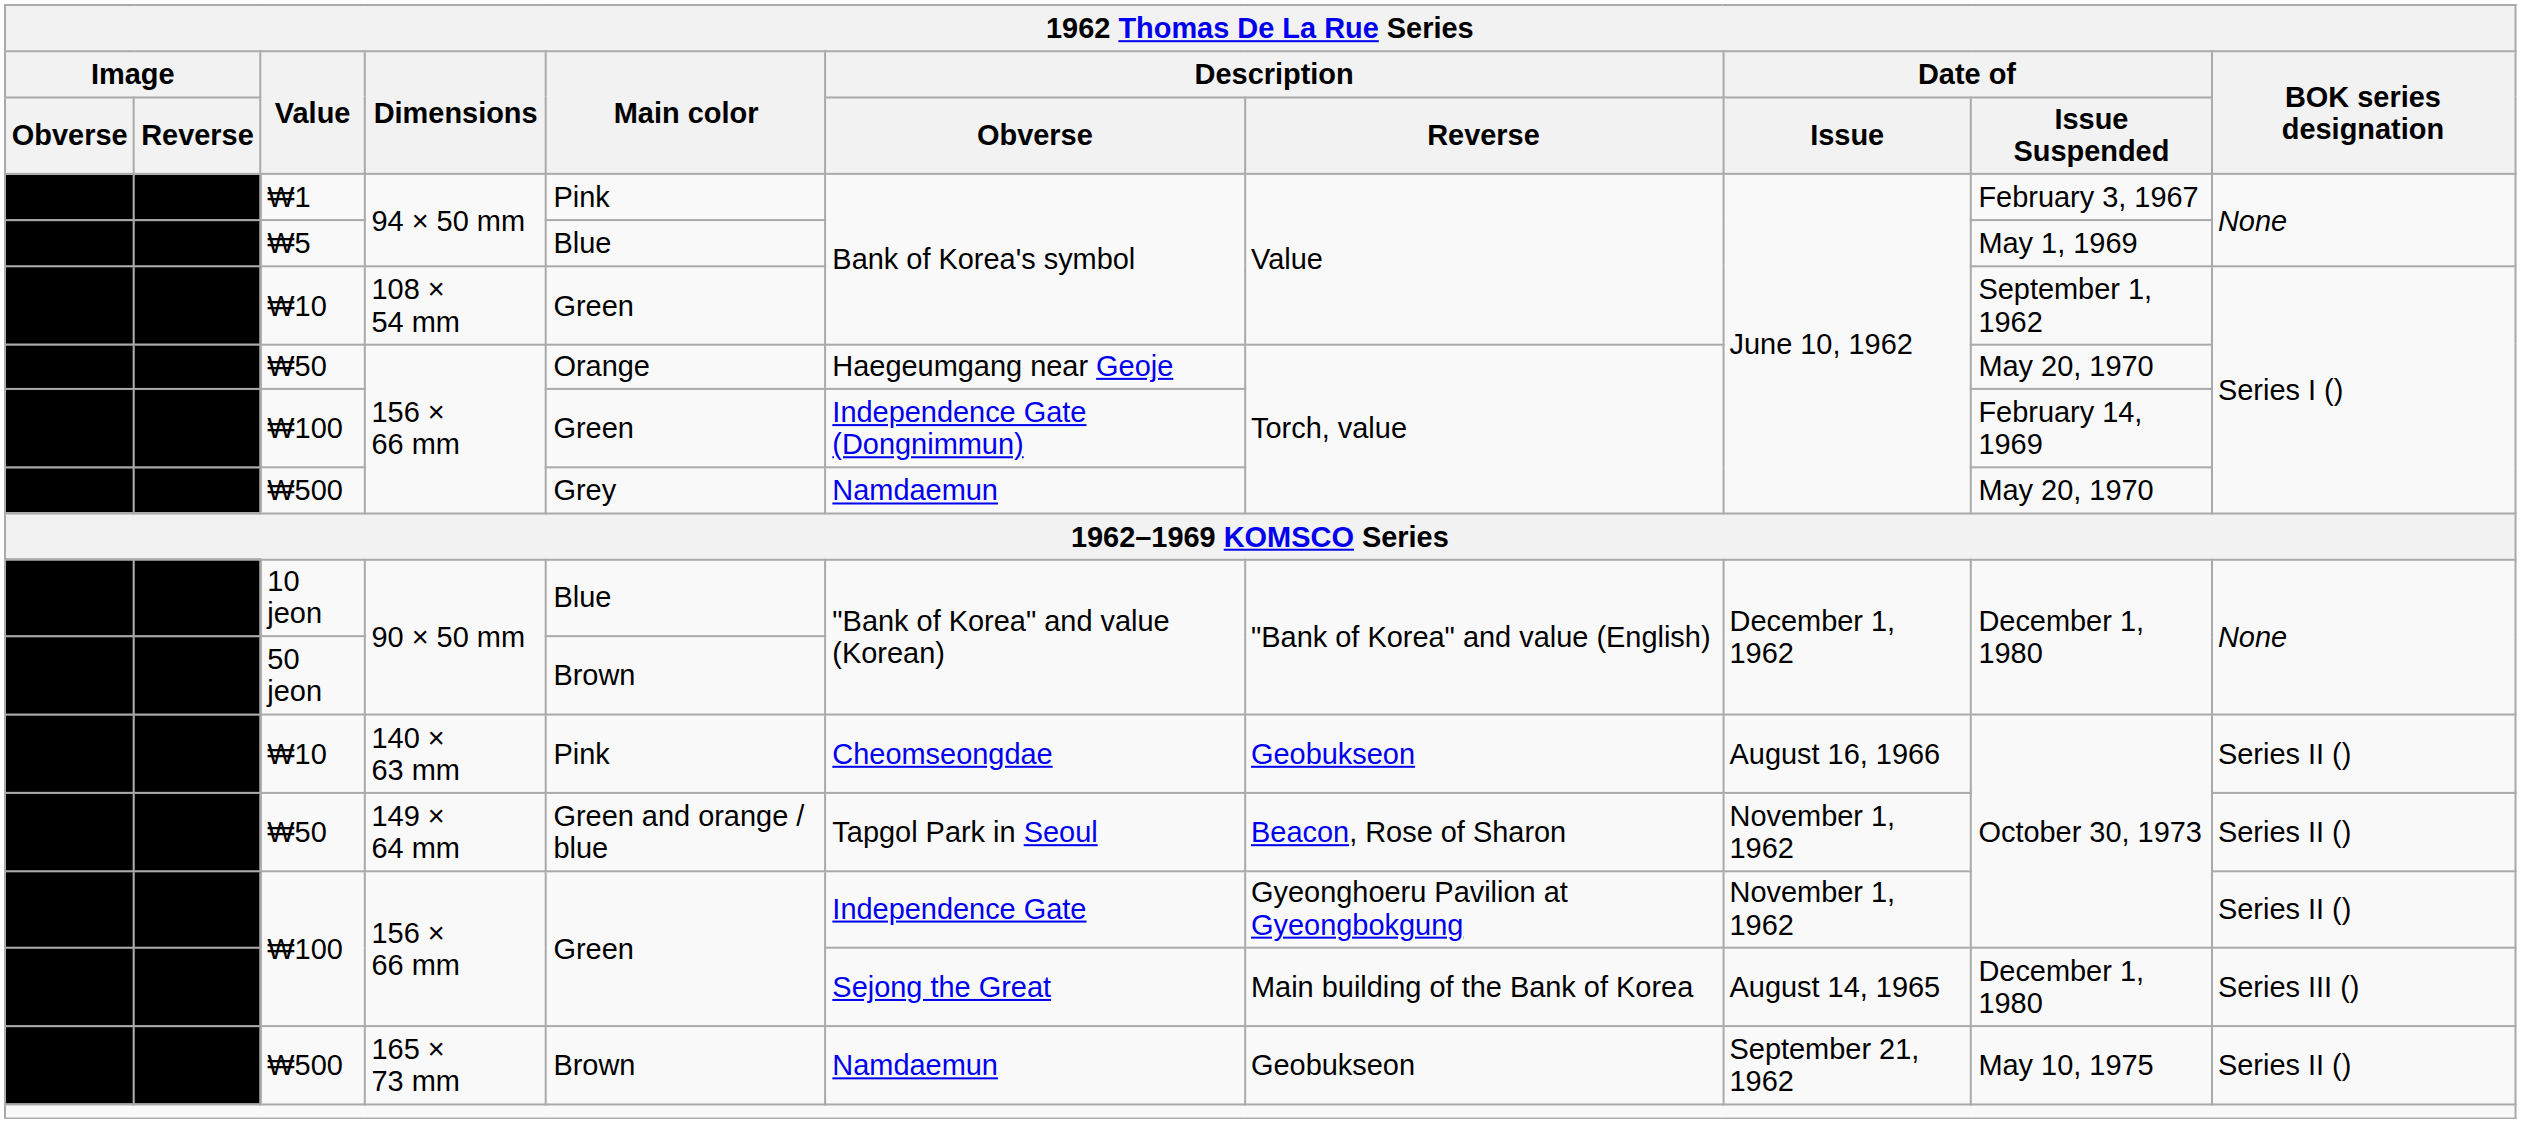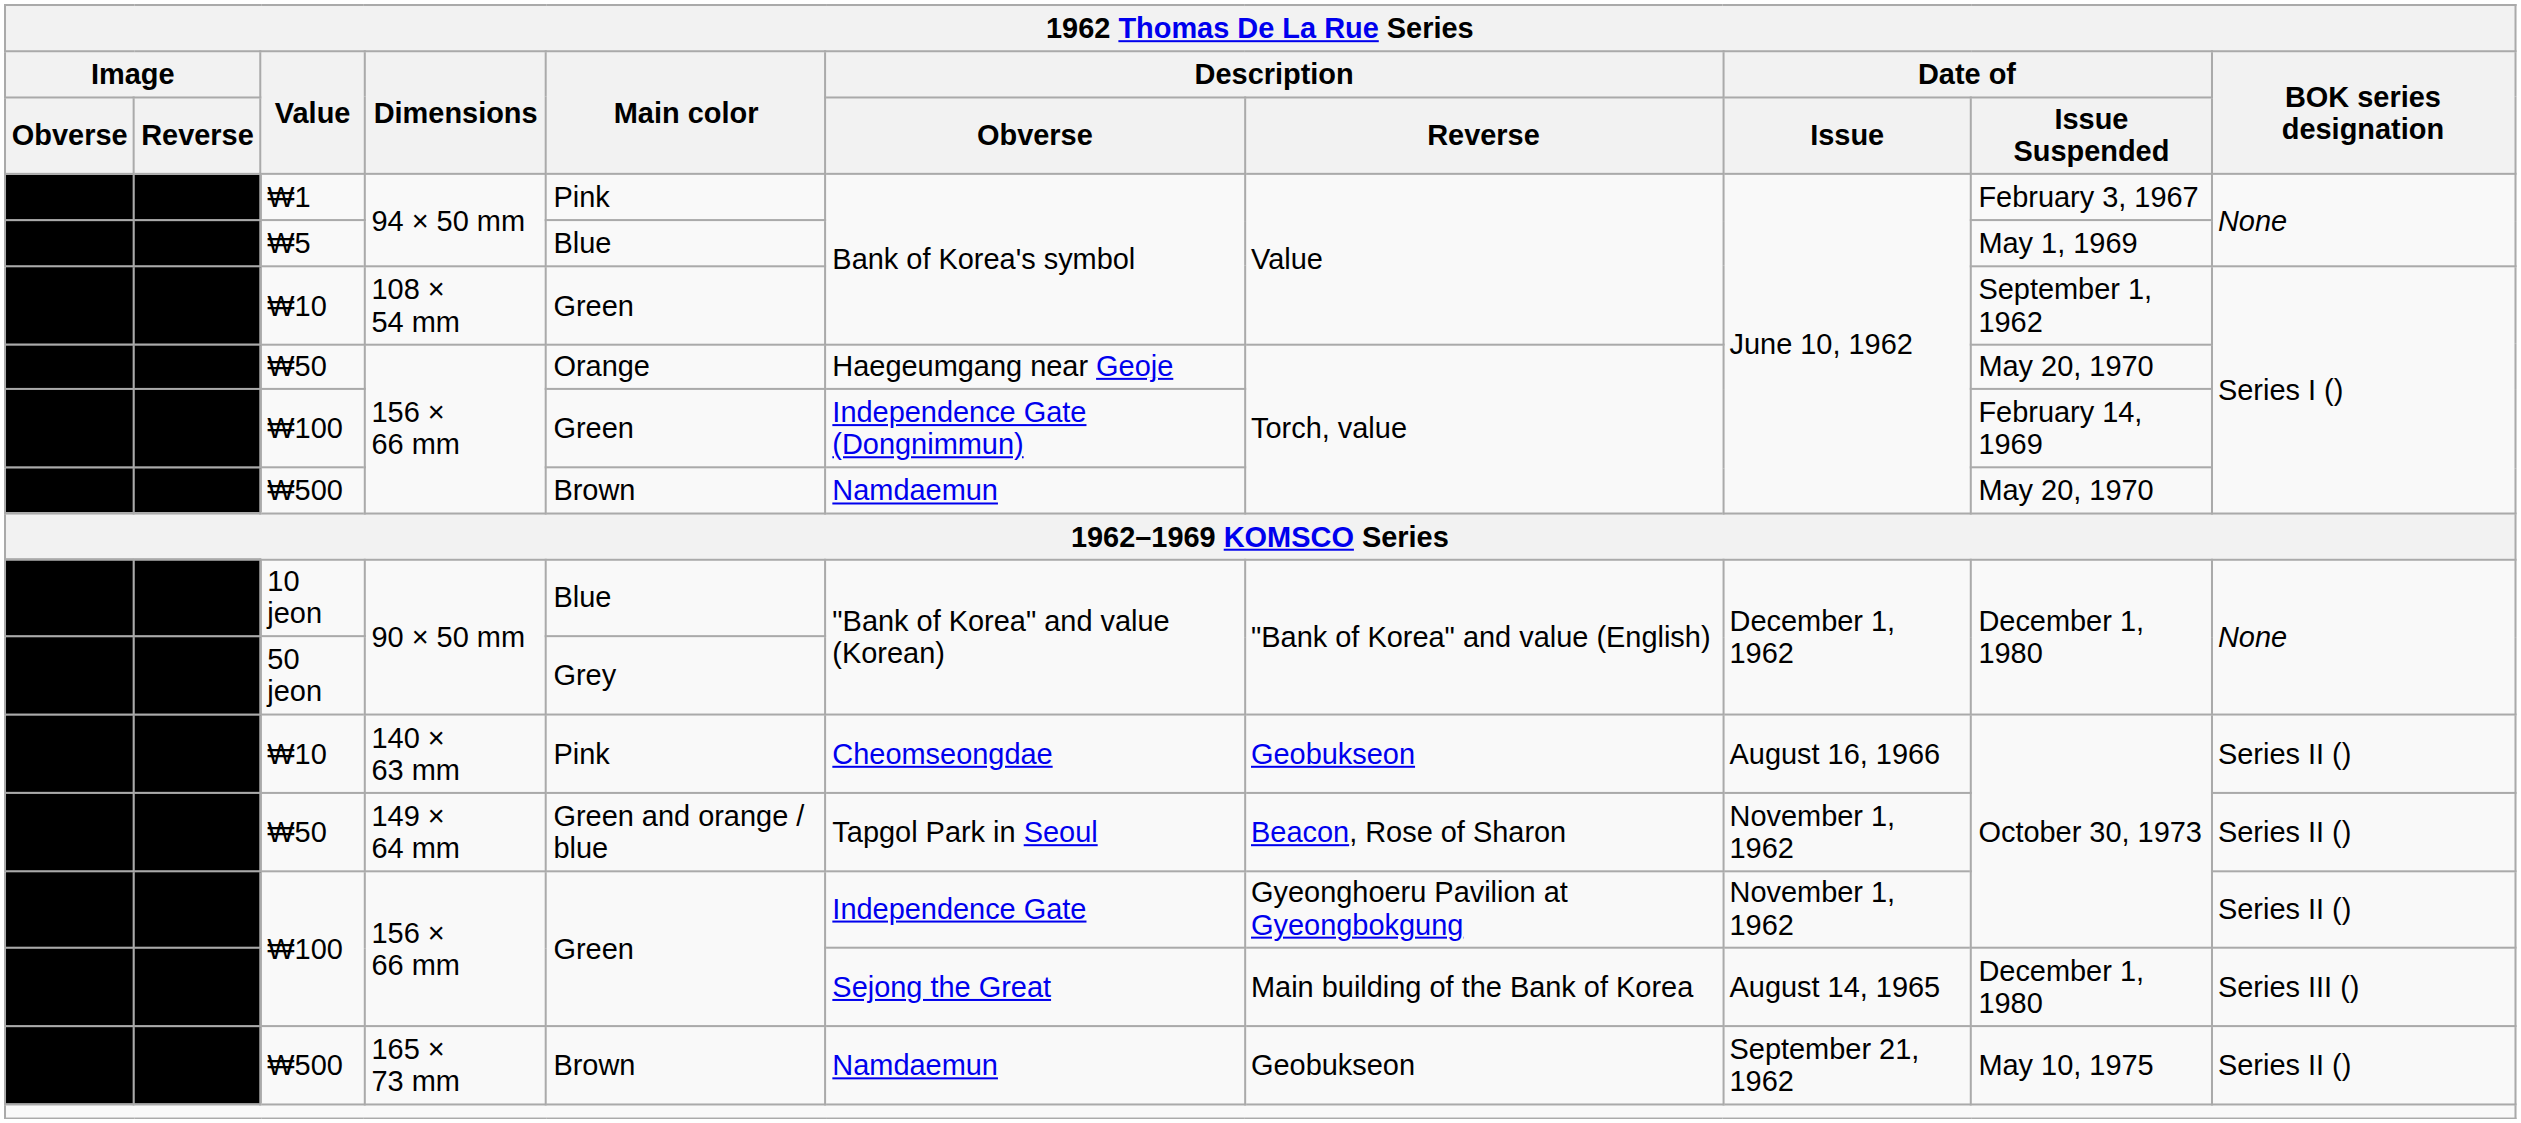(585, 491) Grey -> (594, 491) Brown
(594, 676) Brown -> (585, 676) Grey
